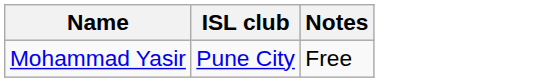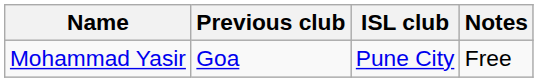+ column: (271, 22)
